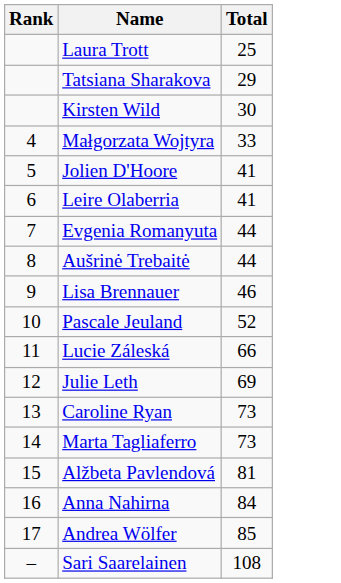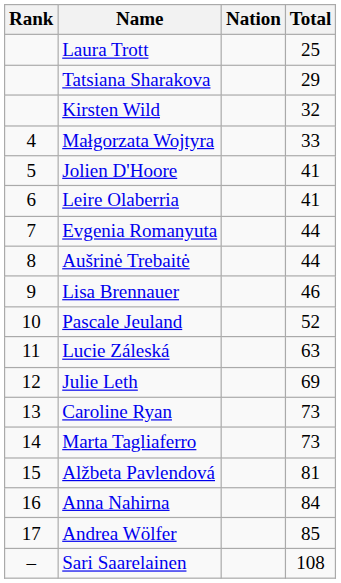+ column: (253, 19)
(247, 110) 30 -> (311, 110) 32
(247, 351) 66 -> (311, 351) 63
